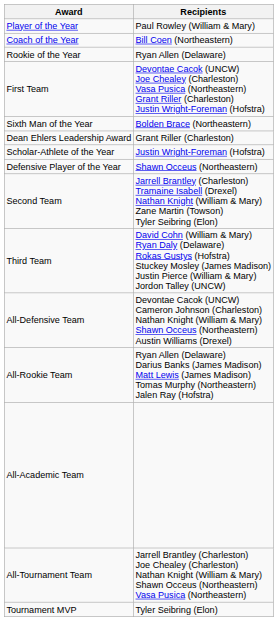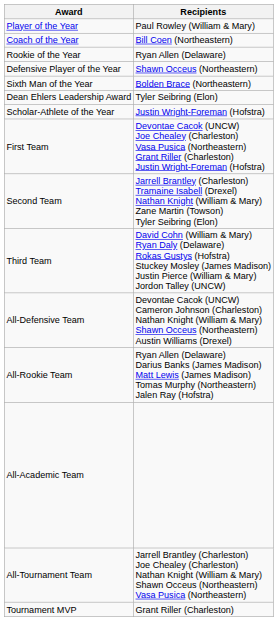rows swapped: (64, 167) <-> (28, 89)
(185, 138) Grant Riller (Charleston) -> (177, 98) Tyler Seibring (Elon)
(177, 610) Tyler Seibring (Elon) -> (185, 610) Grant Riller (Charleston)
